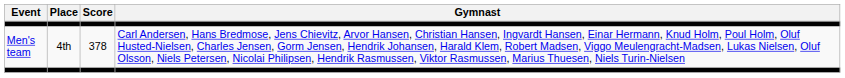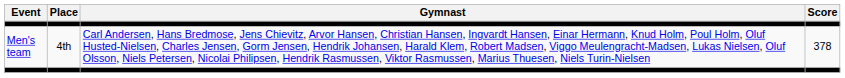columns swapped: (477, 13) <-> (98, 13)
